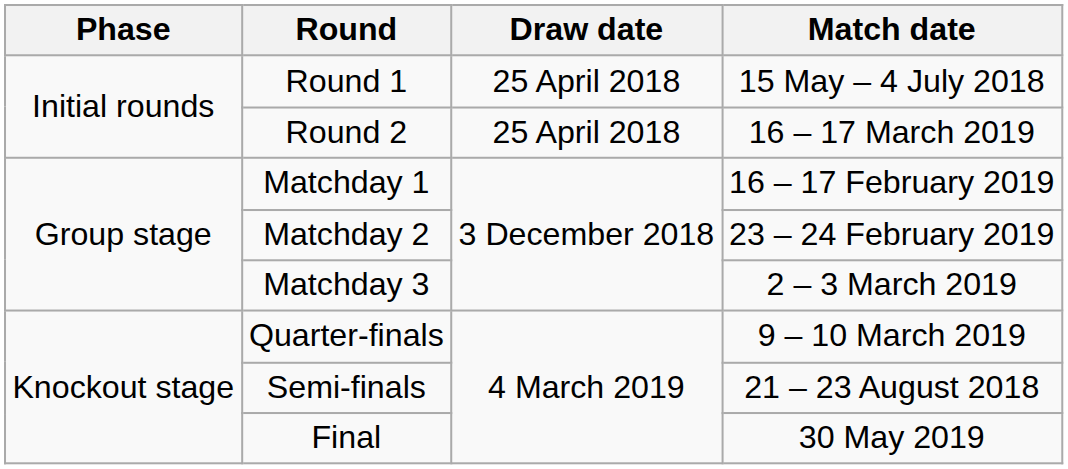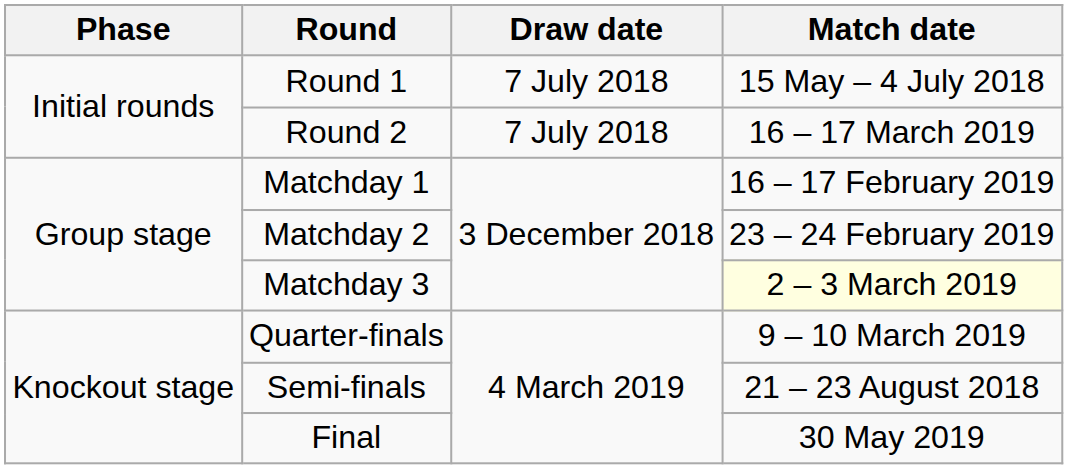(586, 81) 25 April 2018 -> (586, 81) 7 July 2018
(586, 132) 25 April 2018 -> (586, 132) 7 July 2018
(892, 285) no background -> (892, 285) lightyellow background
